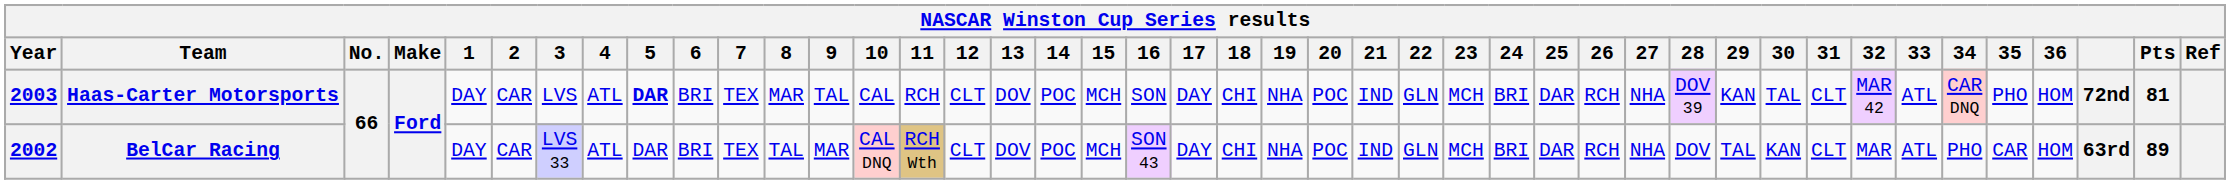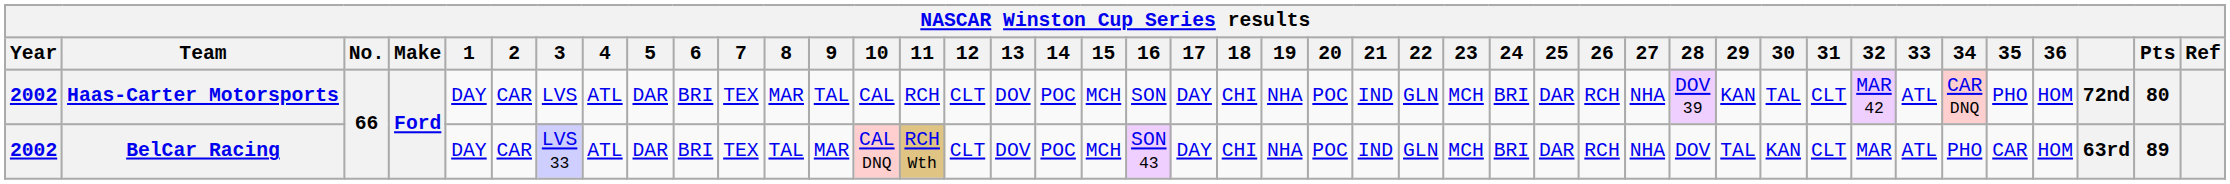(34, 96) 2003 -> (34, 96) 2002
(650, 96) bold -> (650, 96) normal
(2158, 96) 81 -> (2158, 96) 80
